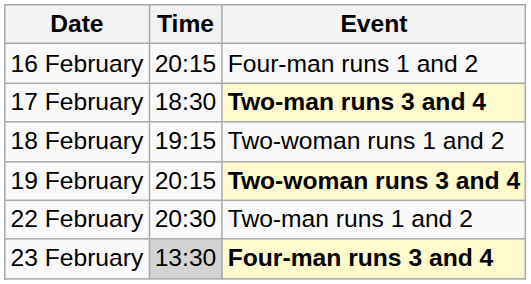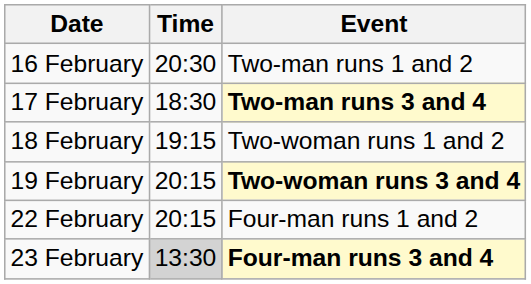(185, 63) 20:15 -> (185, 63) 20:30
(353, 63) Four-man runs 1 and 2 -> (350, 63) Two-man runs 1 and 2
(185, 219) 20:30 -> (185, 219) 20:15
(350, 219) Two-man runs 1 and 2 -> (353, 219) Four-man runs 1 and 2
